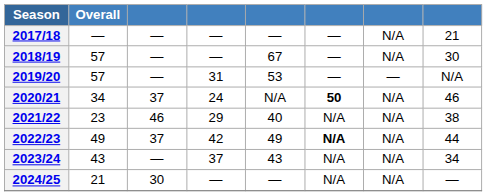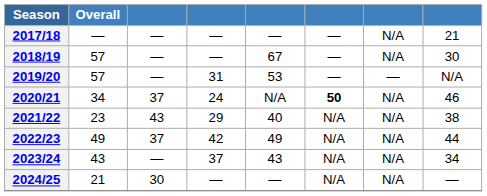(157, 118) 46 -> (157, 118) 43
(334, 138) bold -> (334, 138) normal
